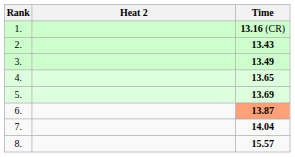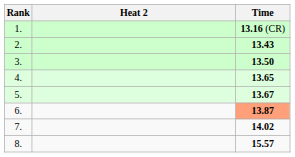(263, 62) 13.49 -> (263, 62) 13.50
(263, 95) 13.69 -> (263, 95) 13.67
(263, 127) 14.04 -> (263, 127) 14.02
